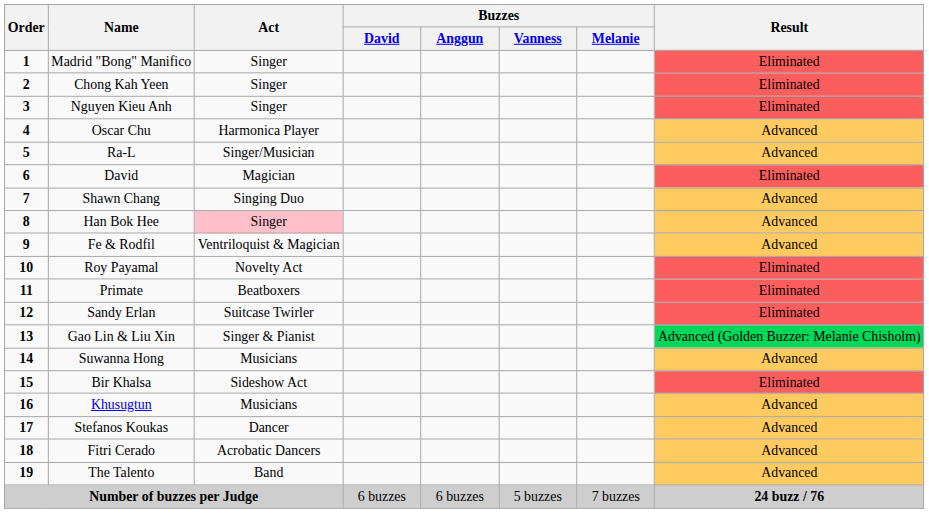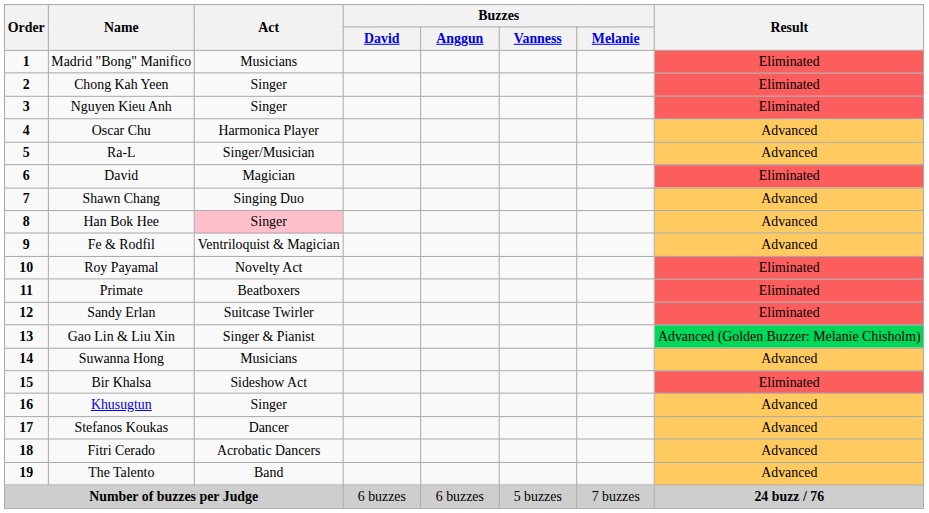(269, 61) Singer -> (269, 61) Musicians
(269, 404) Musicians -> (269, 404) Singer
